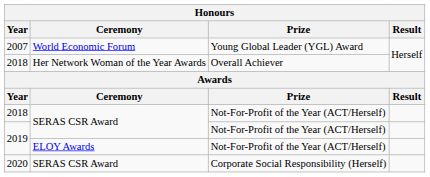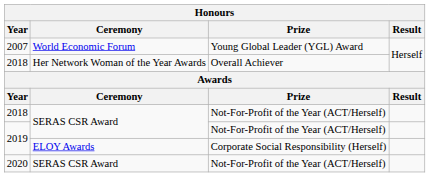(298, 146) Not-For-Profit of the Year (ACT/Herself) -> (299, 146) Corporate Social Responsibility (Herself)
(299, 163) Corporate Social Responsibility (Herself) -> (298, 163) Not-For-Profit of the Year (ACT/Herself)
